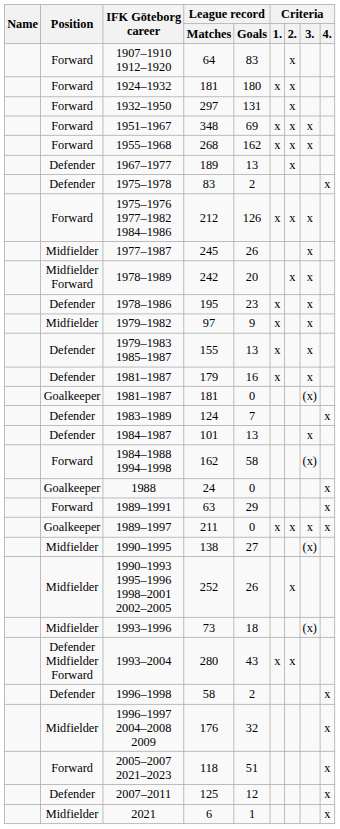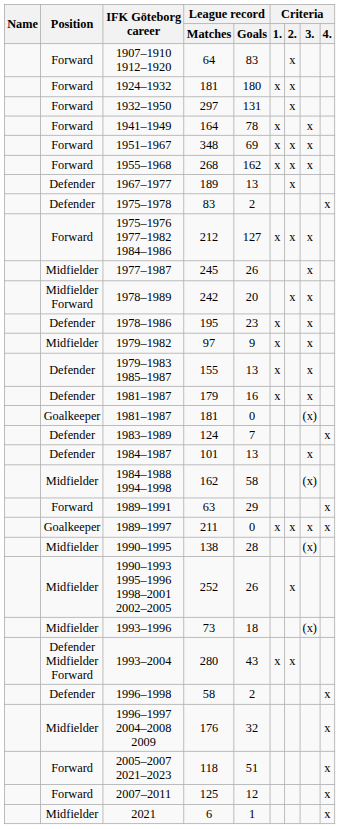+ row: (144, 125)
(252, 217) 126 -> (252, 237) 127
(72, 461) Forward -> (72, 481) Midfielder
- row: (144, 488)
(252, 546) 27 -> (252, 546) 28
(72, 794) Defender -> (72, 794) Forward
